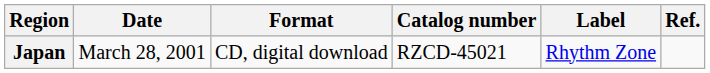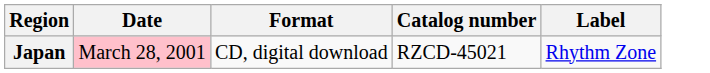- column: (683, 20)
(142, 52) no background -> (142, 52) pink background
